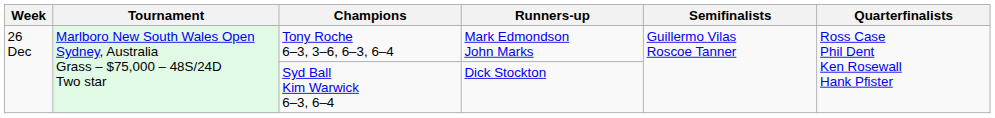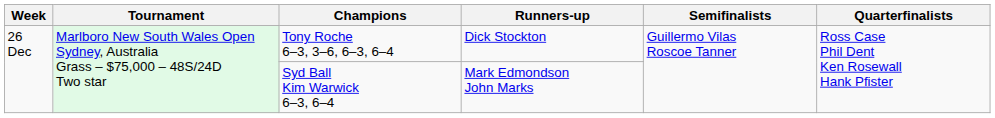(517, 44) Mark Edmondson John Marks -> (505, 36) Dick Stockton
(505, 73) Dick Stockton -> (517, 80) Mark Edmondson John Marks
